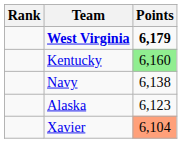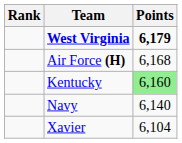+ row: (86, 60)
(155, 82) 6,138 -> (155, 104) 6,140
- row: (67, 104)
(155, 127) lightsalmon background -> (155, 127) no background
